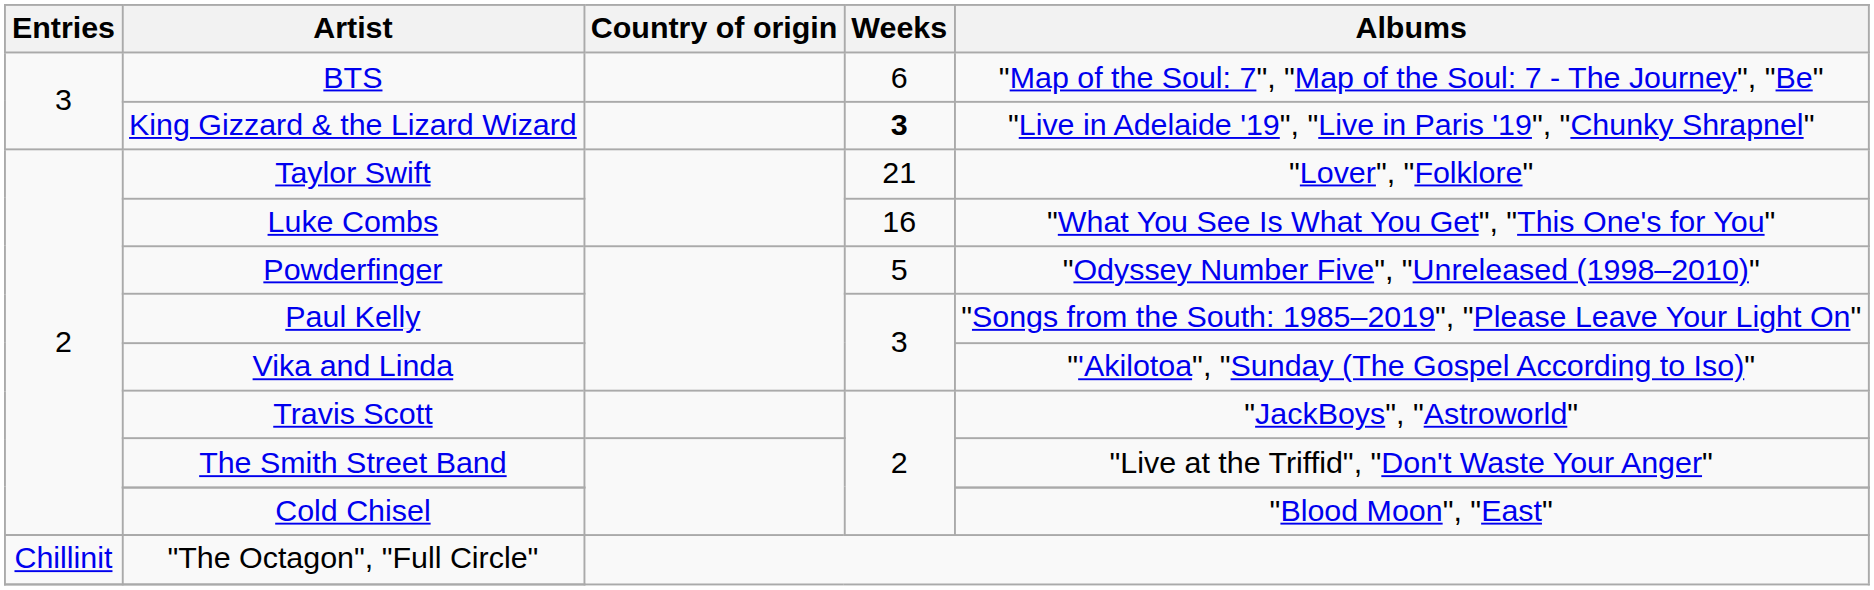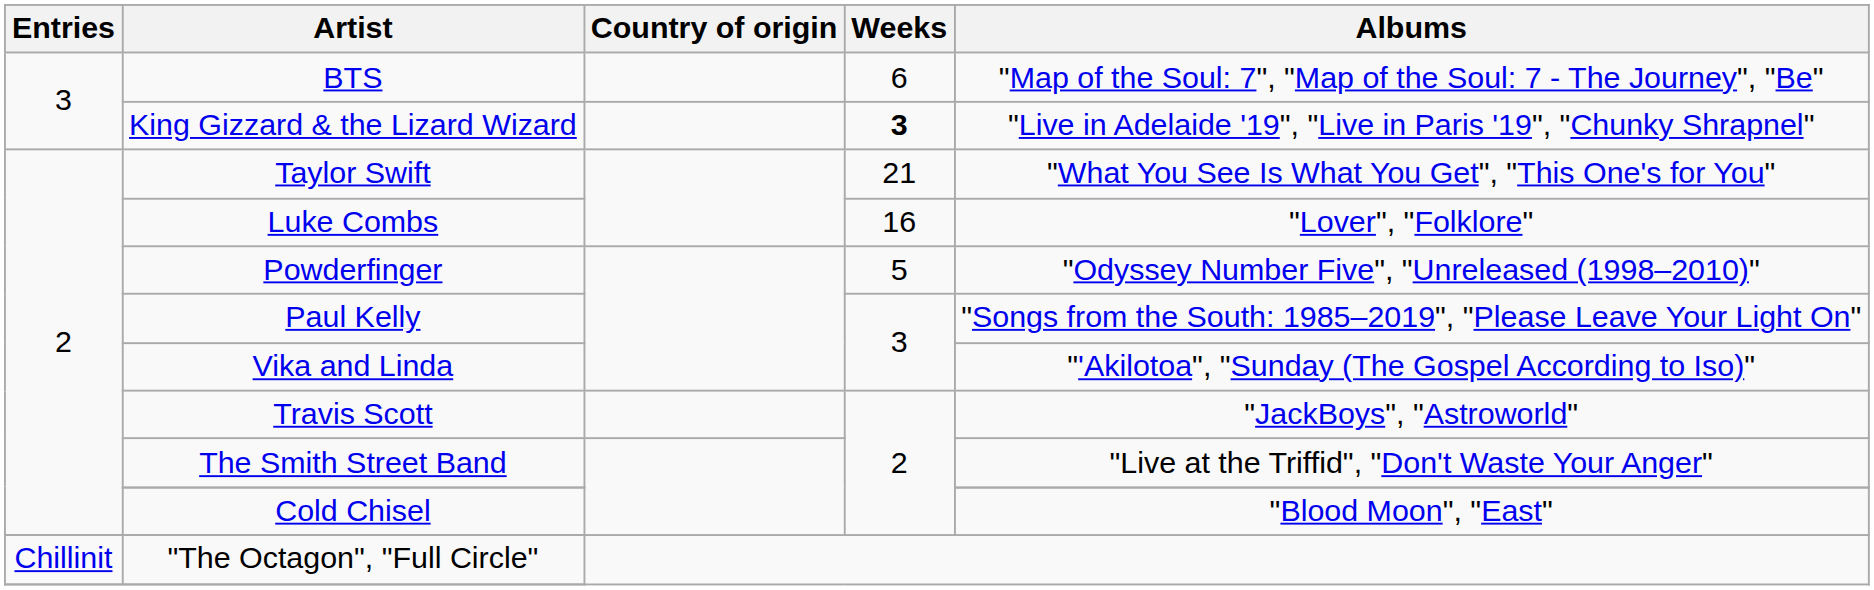(1411, 173) "Lover", "Folklore" -> (1411, 173) "What You See Is What You Get", "This One's for You"
(1411, 221) "What You See Is What You Get", "This One's for You" -> (1411, 221) "Lover", "Folklore"
